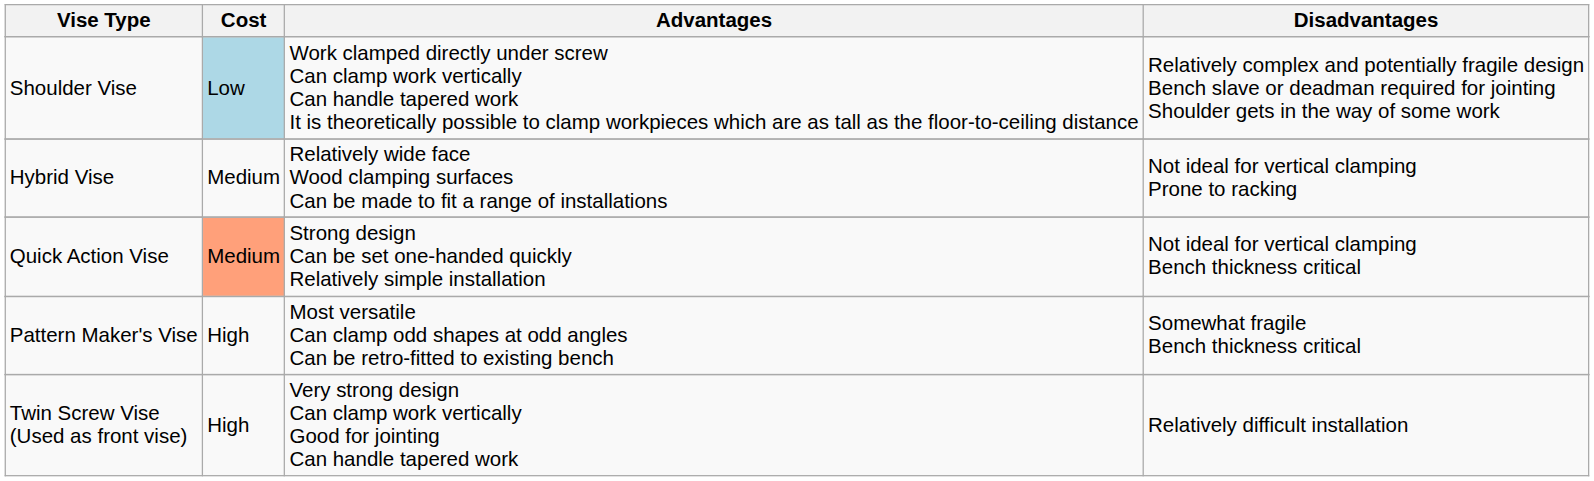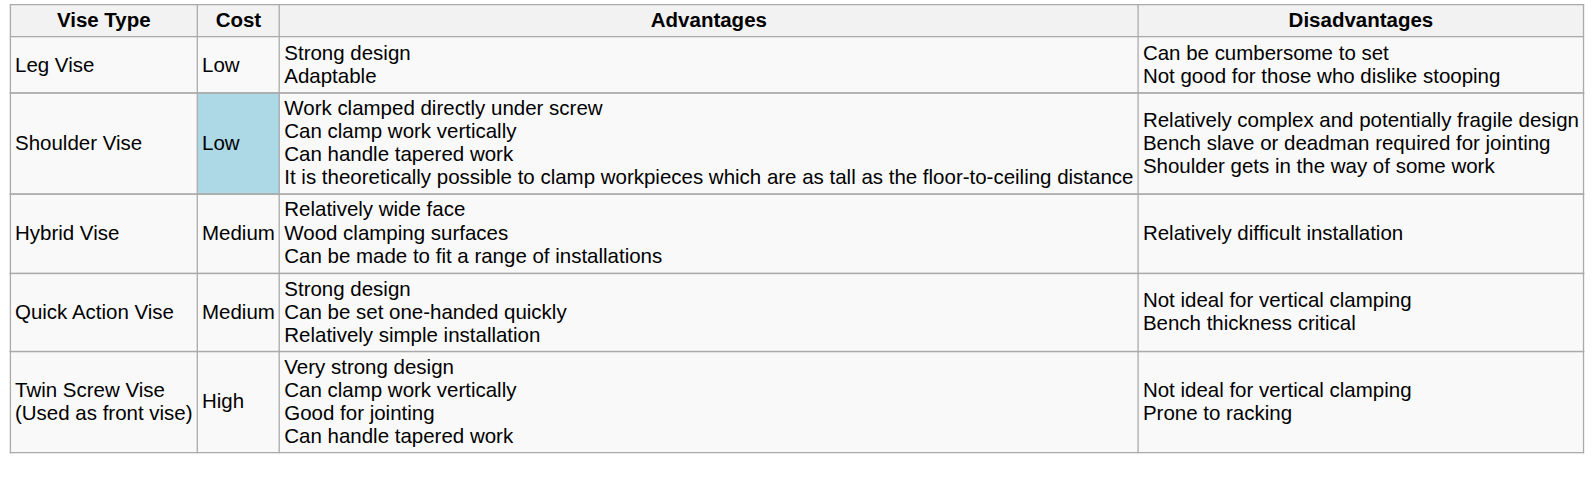+ row: (55, 64)
(1282, 177) Not ideal for vertical clamping Prone to racking -> (1273, 233) Relatively difficult installation
(244, 256) lightsalmon background -> (238, 311) no background
- row: (104, 334)
(1278, 425) Relatively difficult installation -> (1277, 402) Not ideal for vertical clamping Prone to racking
